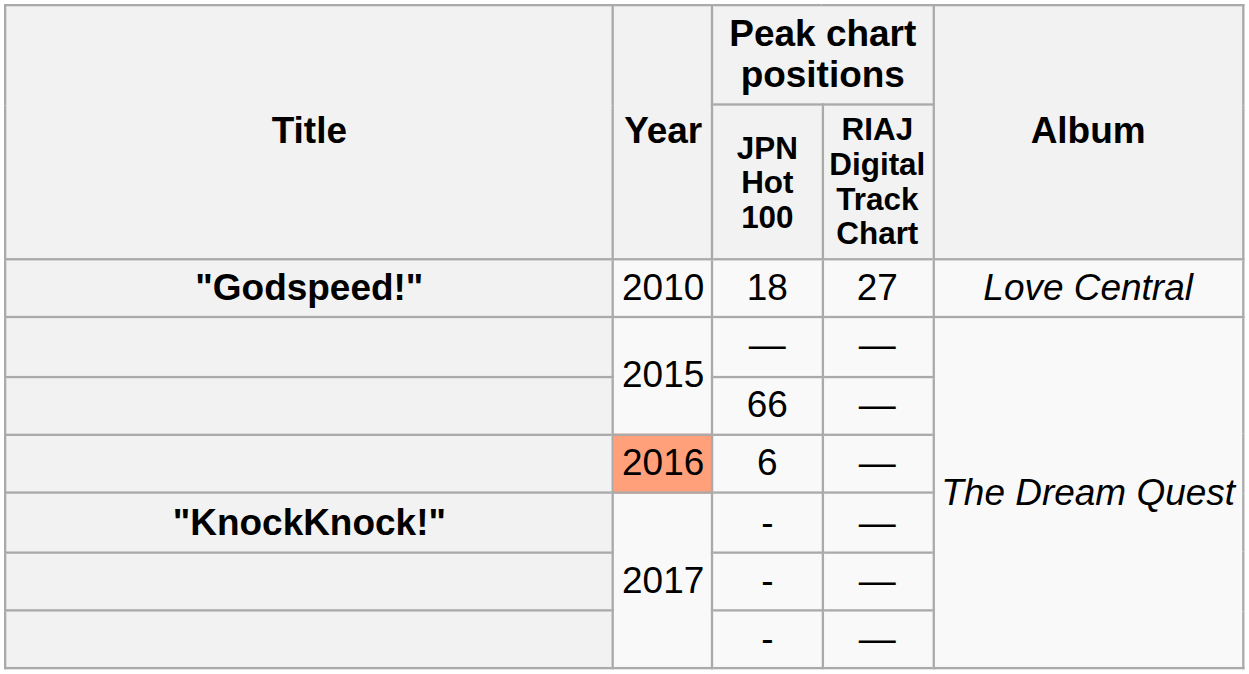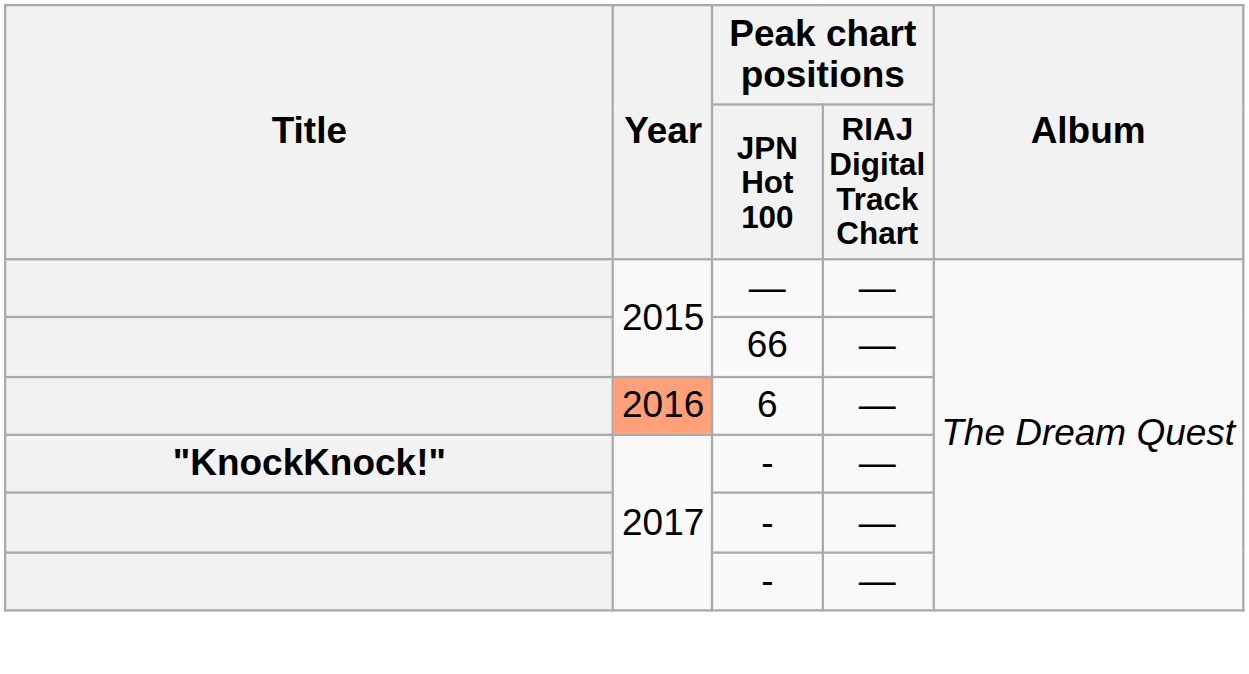- row: (309, 287)
